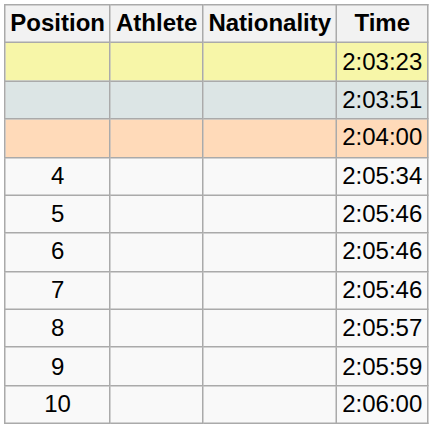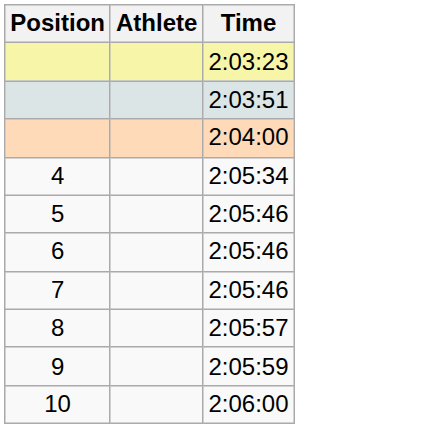- column: (270, 23)
